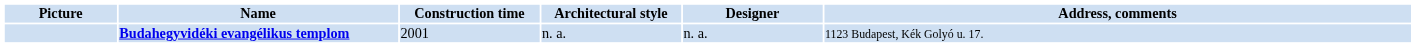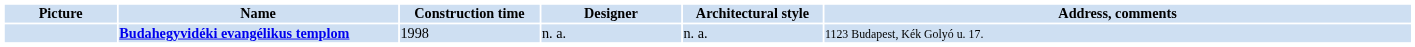columns swapped: (611, 13) <-> (752, 13)
(415, 33) 2001 -> (415, 33) 1998
